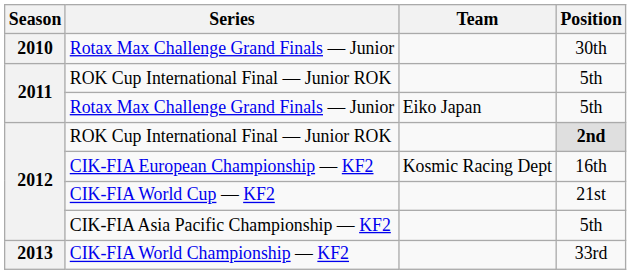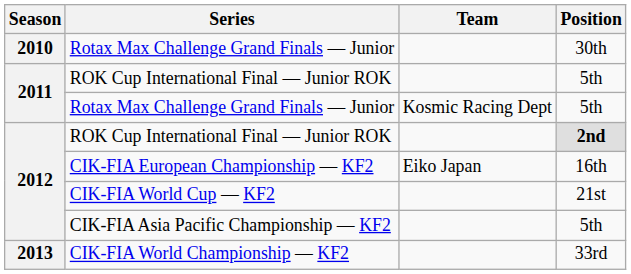(442, 106) Eiko Japan -> (477, 106) Kosmic Racing Dept
(477, 165) Kosmic Racing Dept -> (442, 165) Eiko Japan
